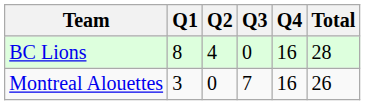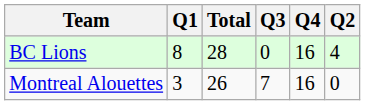columns swapped: (220, 20) <-> (333, 20)
